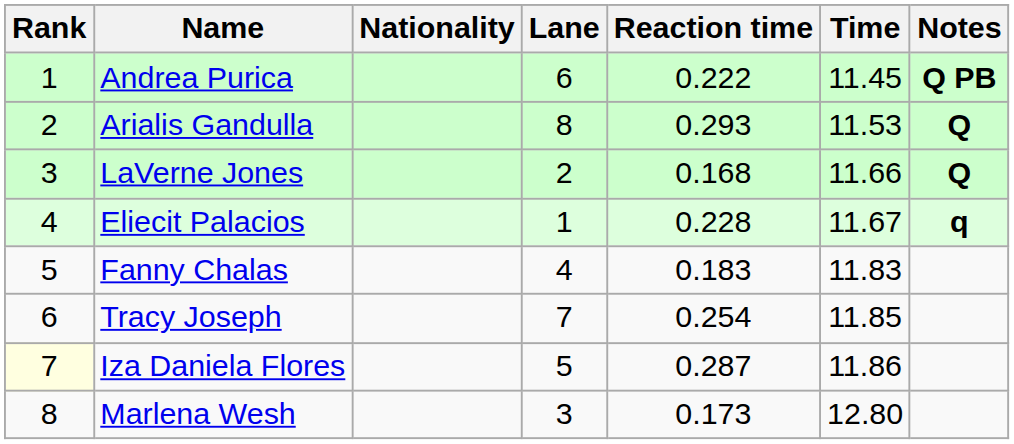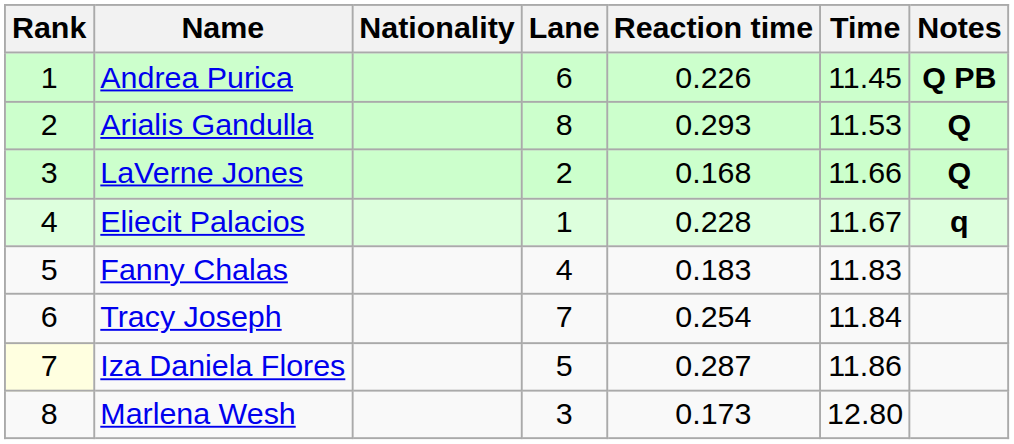(713, 76) 0.222 -> (713, 76) 0.226
(865, 317) 11.85 -> (865, 317) 11.84
